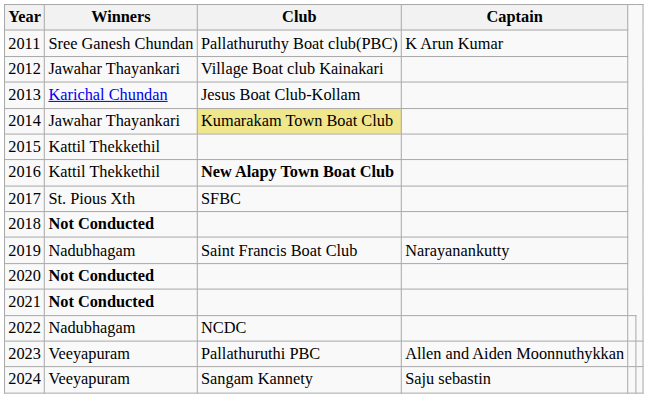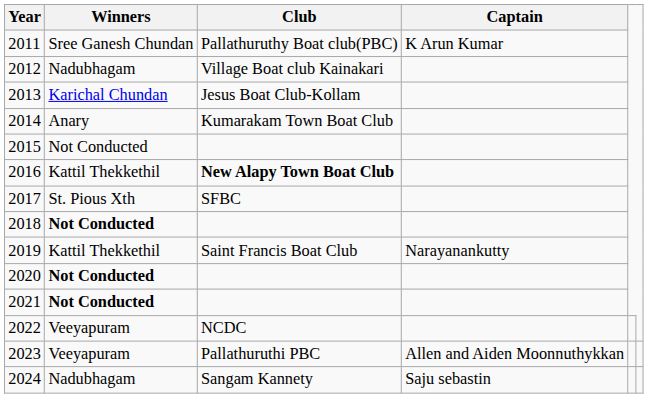(114, 69) Jawahar Thayankari -> (92, 69) Nadubhagam
(114, 120) Jawahar Thayankari -> (69, 120) Anary
(297, 120) khaki background -> (297, 120) no background
(104, 146) Kattil Thekkethil -> (98, 146) Not Conducted
(92, 250) Nadubhagam -> (104, 250) Kattil Thekkethil
(92, 328) Nadubhagam -> (89, 328) Veeyapuram
(89, 379) Veeyapuram -> (92, 379) Nadubhagam
